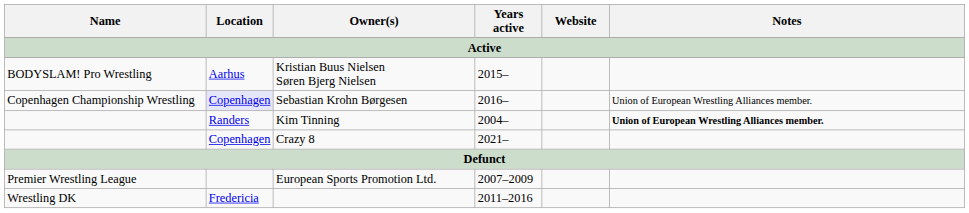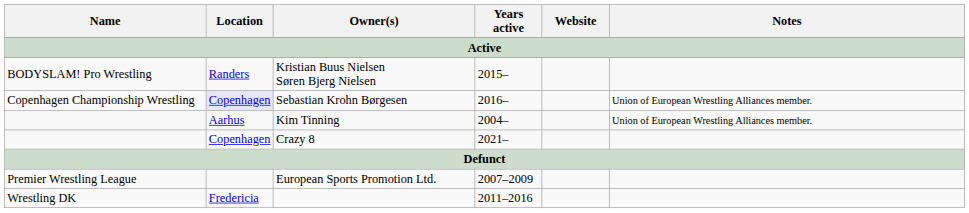(227, 74) Aarhus -> (229, 74) Randers
(229, 120) Randers -> (227, 120) Aarhus
(718, 120) bold -> (712, 120) normal
